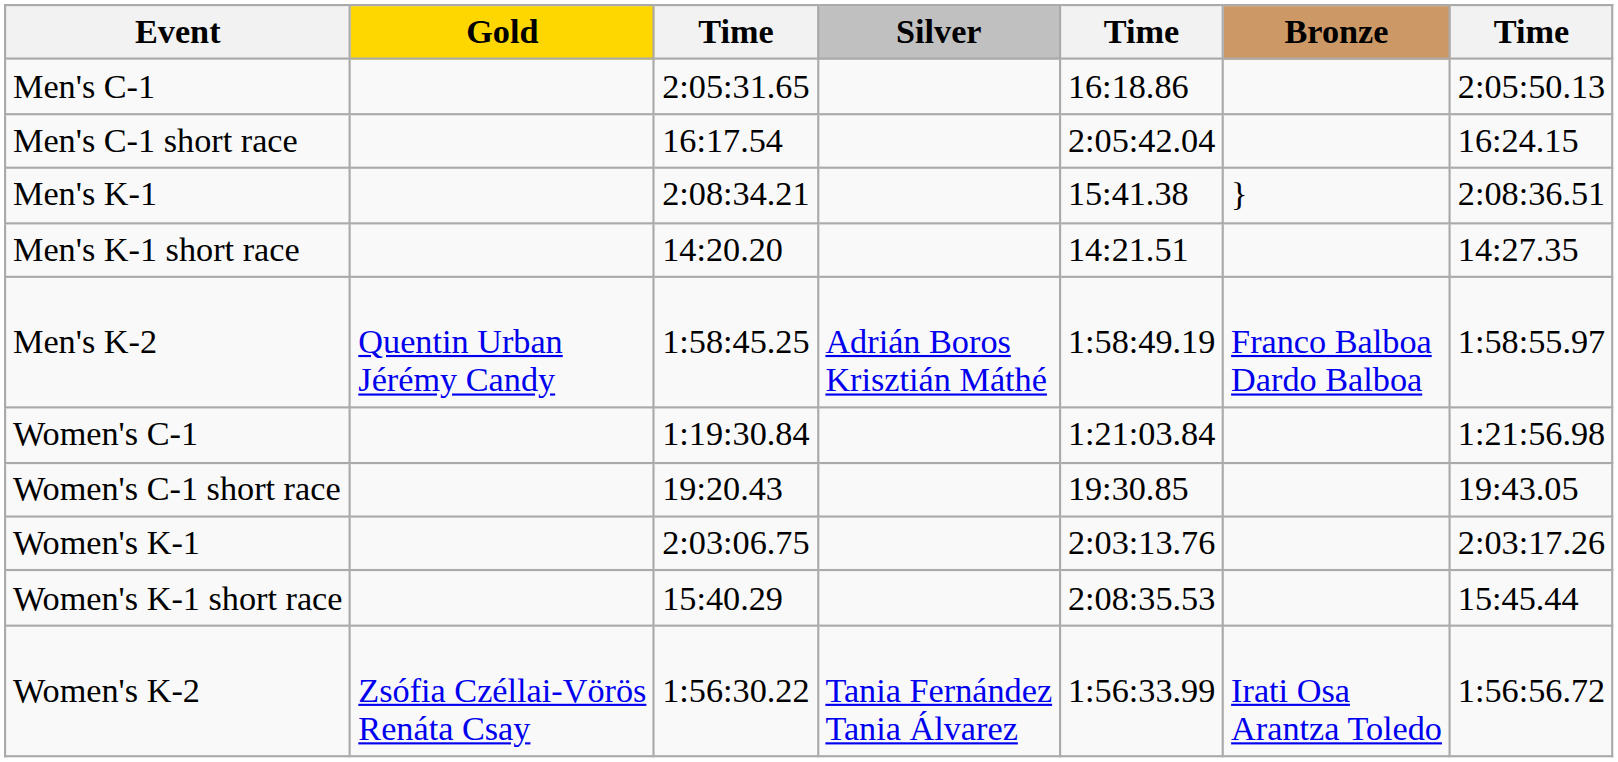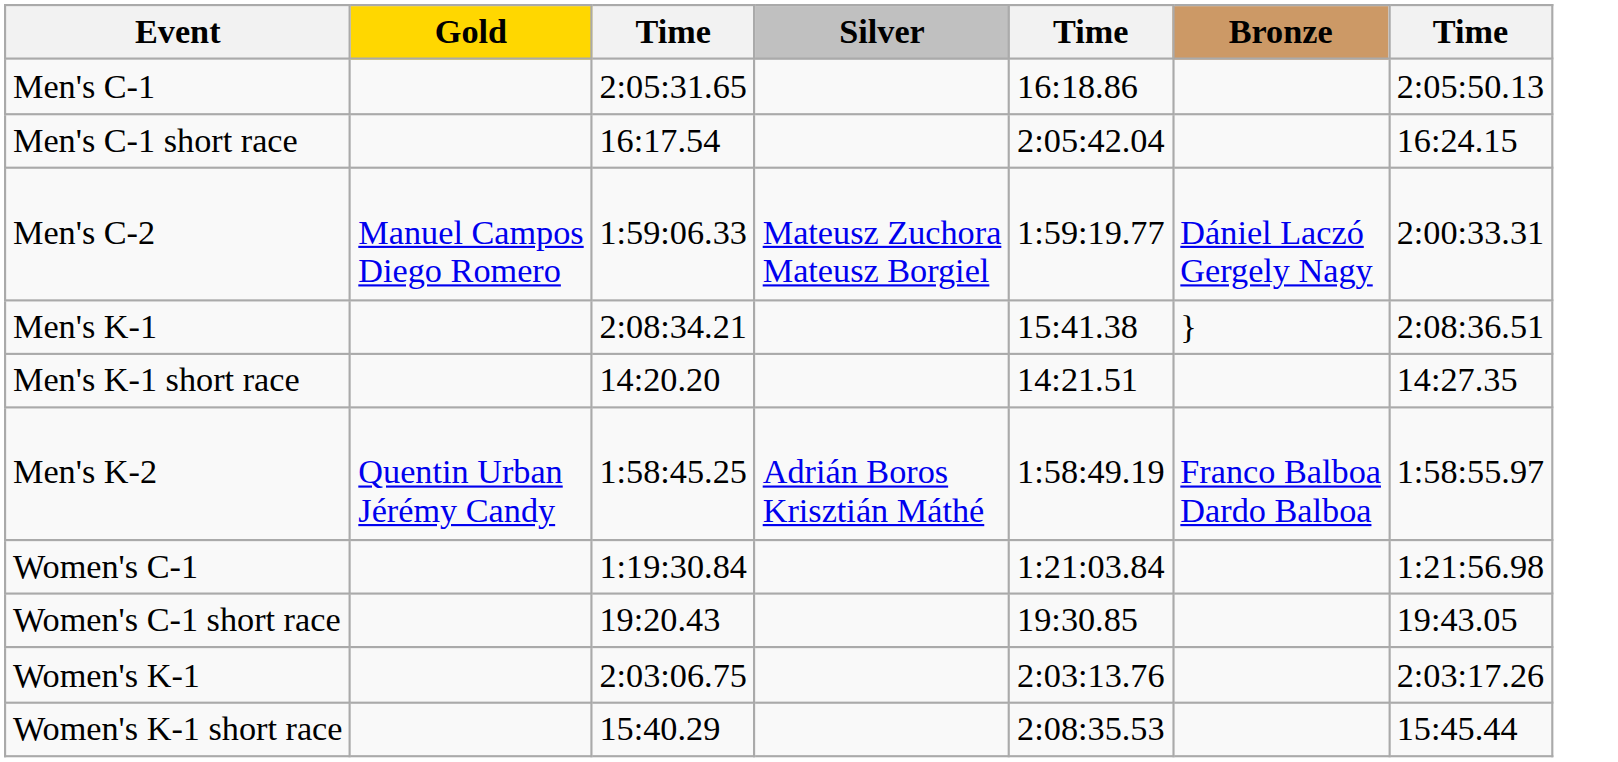+ row: (84, 233)
- row: (106, 690)
